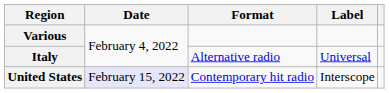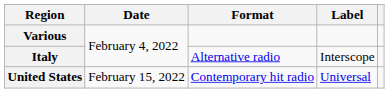(346, 56) Universal -> (347, 56) Interscope
(136, 77) lavender background -> (136, 77) no background
(347, 77) Interscope -> (346, 77) Universal
